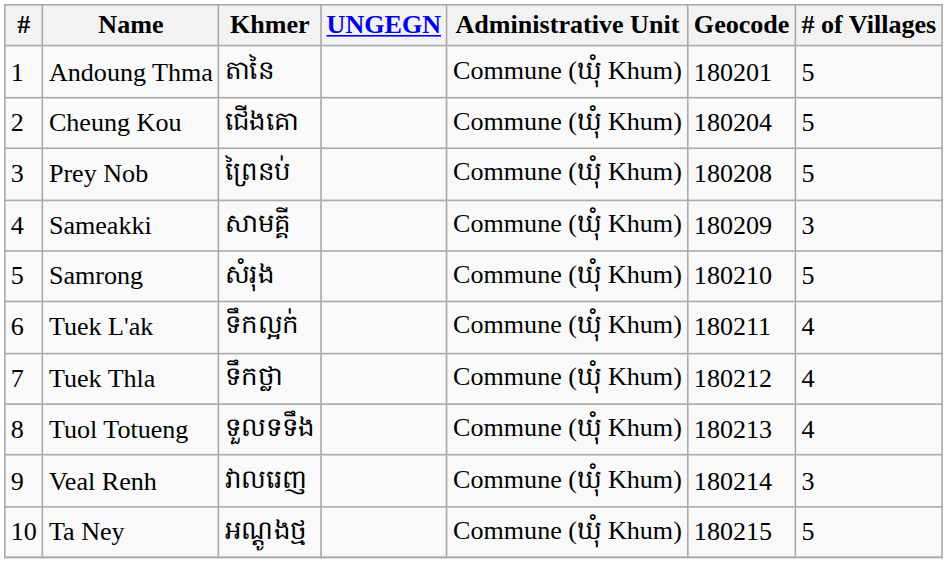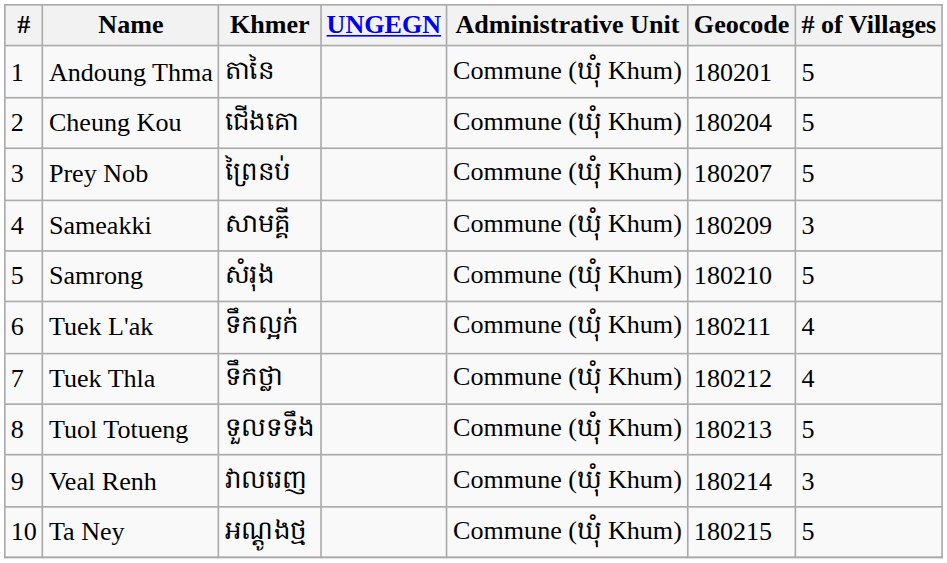(733, 173) 180208 -> (733, 173) 180207
(808, 429) 4 -> (808, 429) 5
